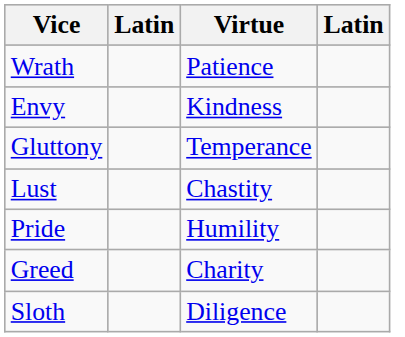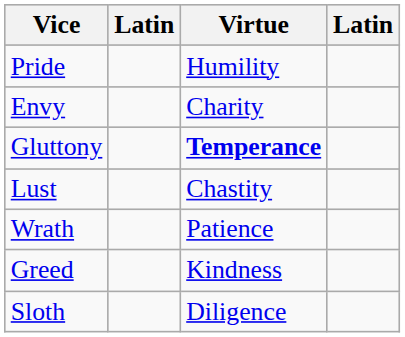rows swapped: (38, 229) <-> (42, 65)
(234, 106) Kindness -> (225, 106) Charity
(249, 147) normal -> (254, 147) bold
(225, 270) Charity -> (234, 270) Kindness
